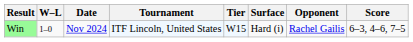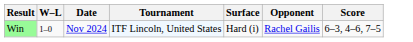- column: (236, 12)
